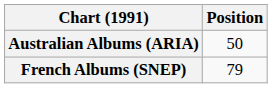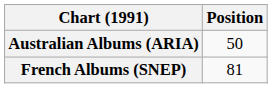(235, 69) 79 -> (235, 69) 81
